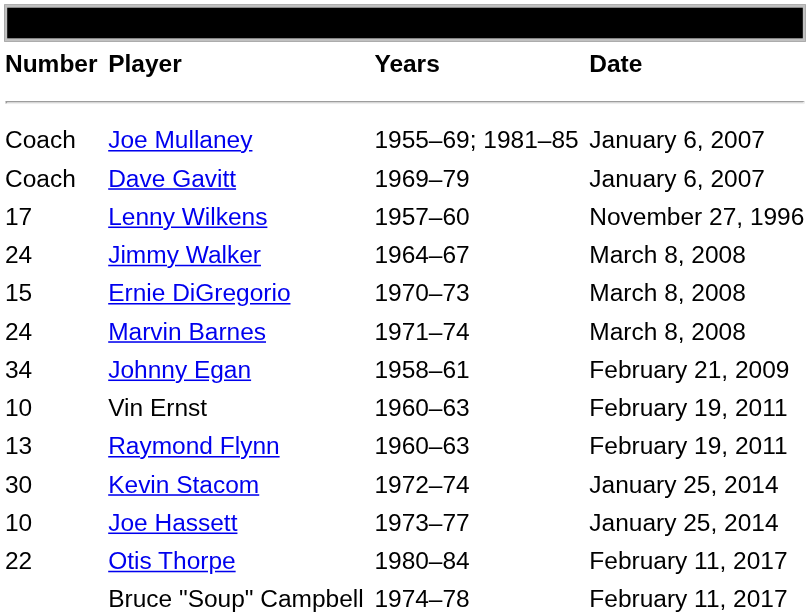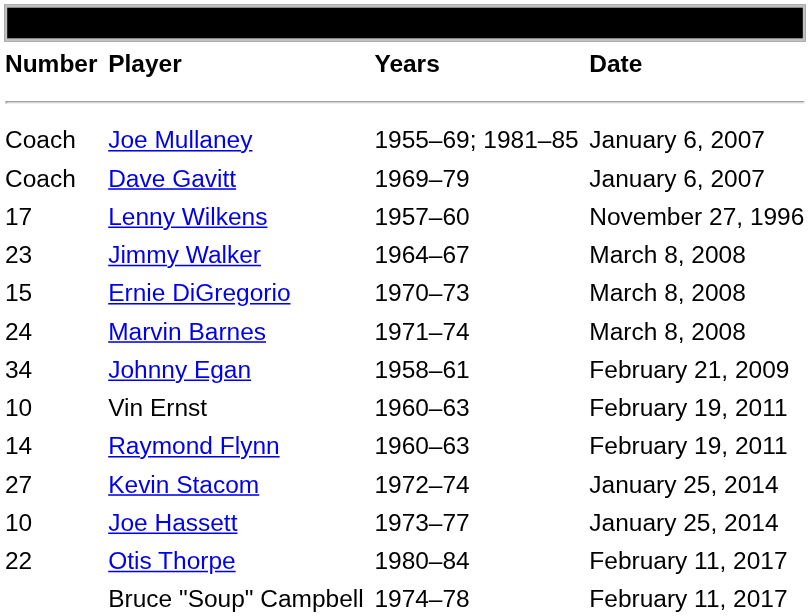(19, 255) 24 -> (19, 255) 23
(19, 446) 13 -> (19, 446) 14
(19, 484) 30 -> (19, 484) 27
